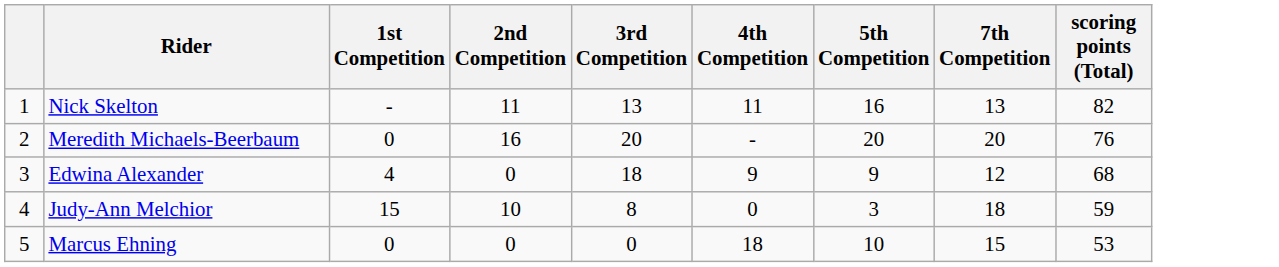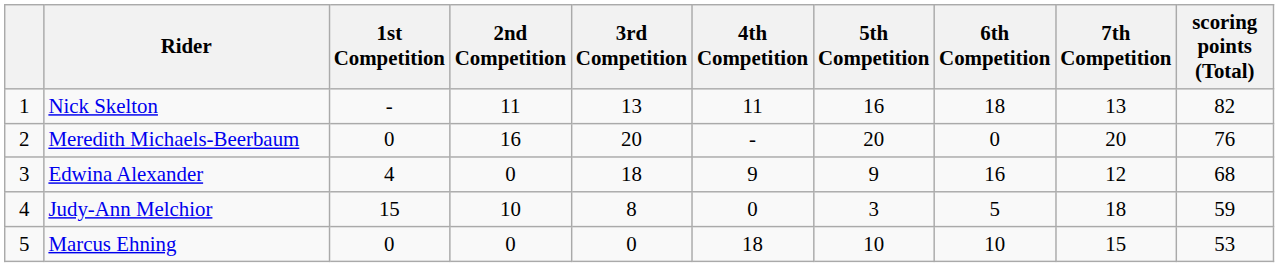+ column: (995, 46)
